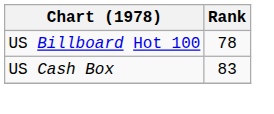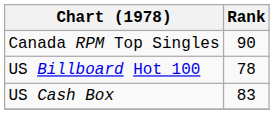+ row: (114, 44)
